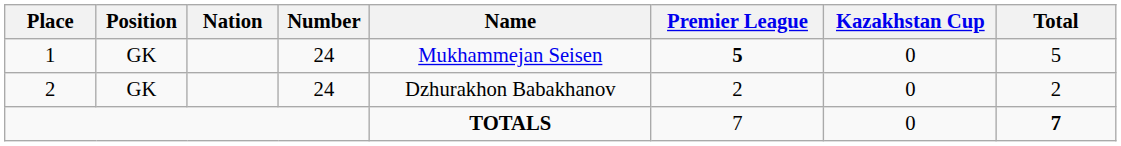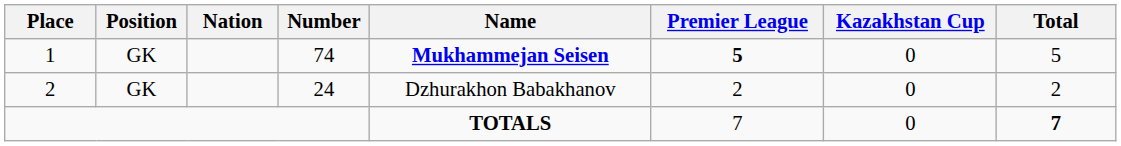(324, 55) 24 -> (324, 55) 74
(510, 55) normal -> (510, 55) bold
